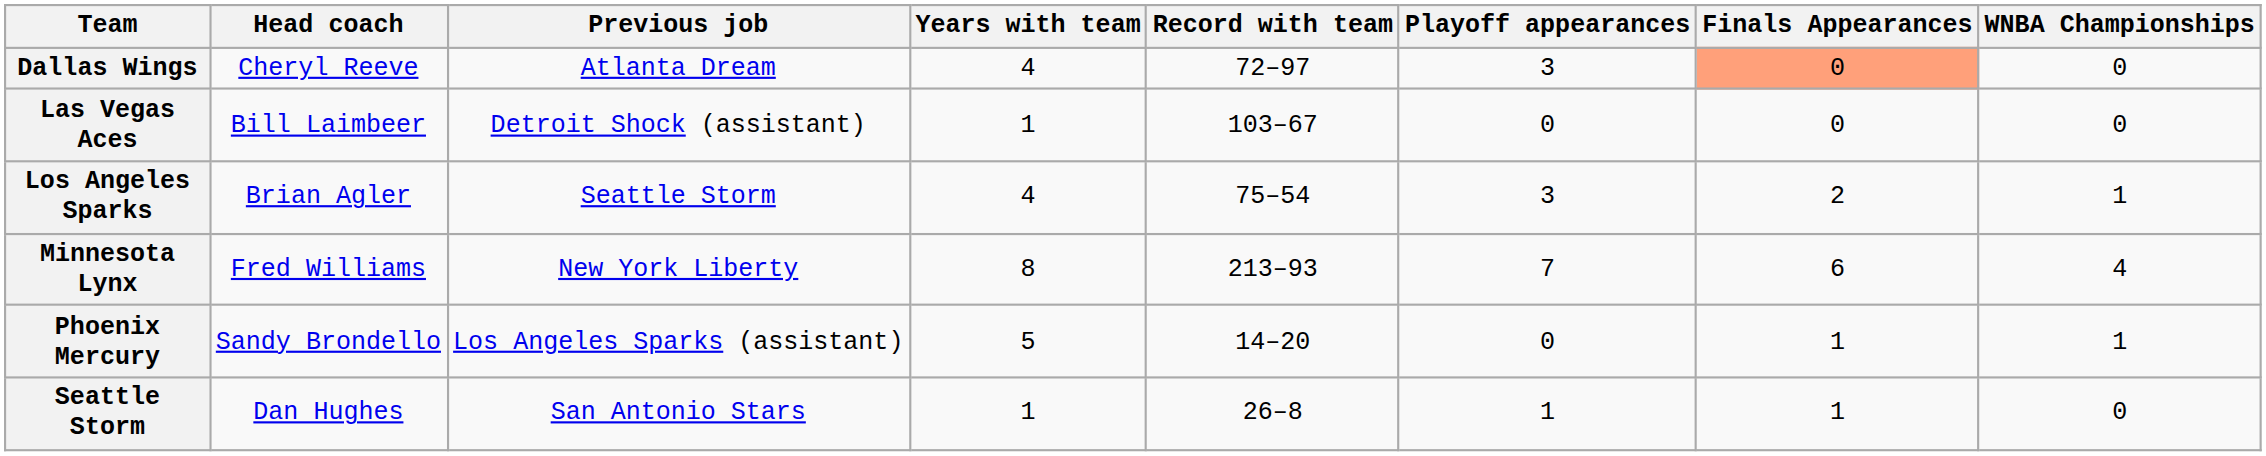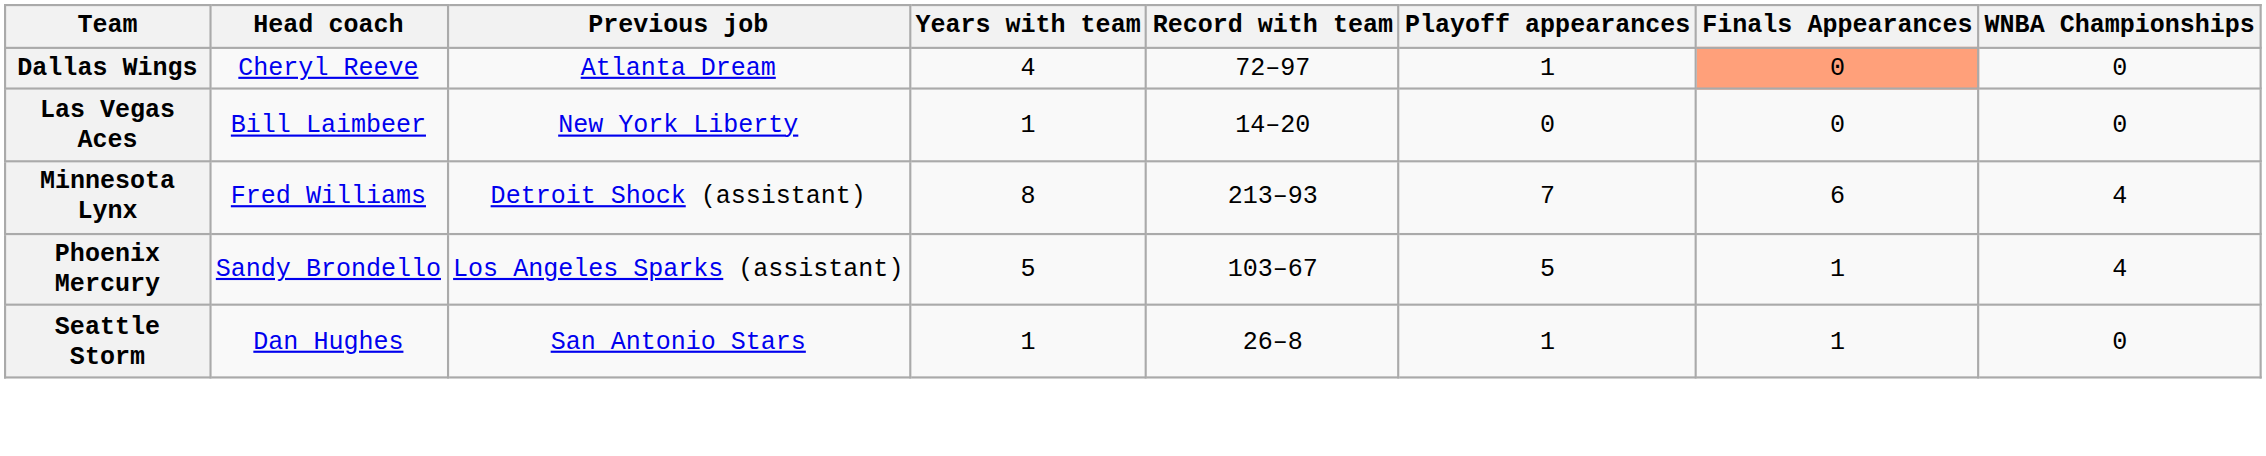(1548, 68) 3 -> (1548, 68) 1
(678, 125) Detroit Shock (assistant) -> (678, 125) New York Liberty
(1273, 125) 103–67 -> (1273, 125) 14–20
- row: (107, 197)
(678, 269) New York Liberty -> (678, 197) Detroit Shock (assistant)
(1273, 341) 14–20 -> (1273, 269) 103–67
(1548, 341) 0 -> (1548, 269) 5
(2120, 341) 1 -> (2120, 269) 4
